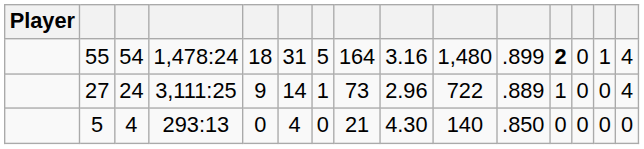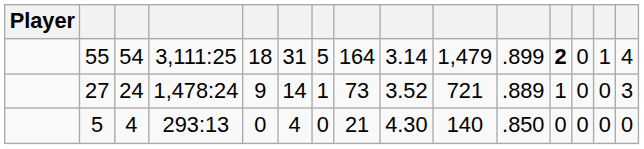(196, 56) 1,478:24 -> (196, 56) 3,111:25
(406, 56) 3.16 -> (406, 56) 3.14
(465, 56) 1,480 -> (465, 56) 1,479
(196, 90) 3,111:25 -> (196, 90) 1,478:24
(406, 90) 2.96 -> (406, 90) 3.52
(465, 90) 722 -> (465, 90) 721
(627, 90) 4 -> (627, 90) 3
